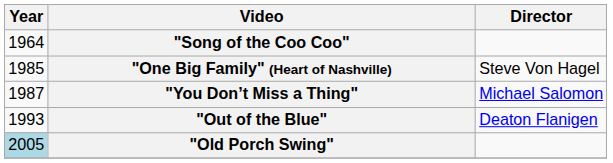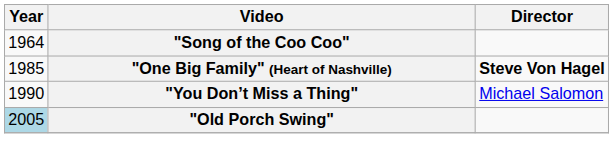(539, 68) normal -> (542, 68) bold
(26, 94) 1987 -> (26, 94) 1990
- row: (262, 119)
